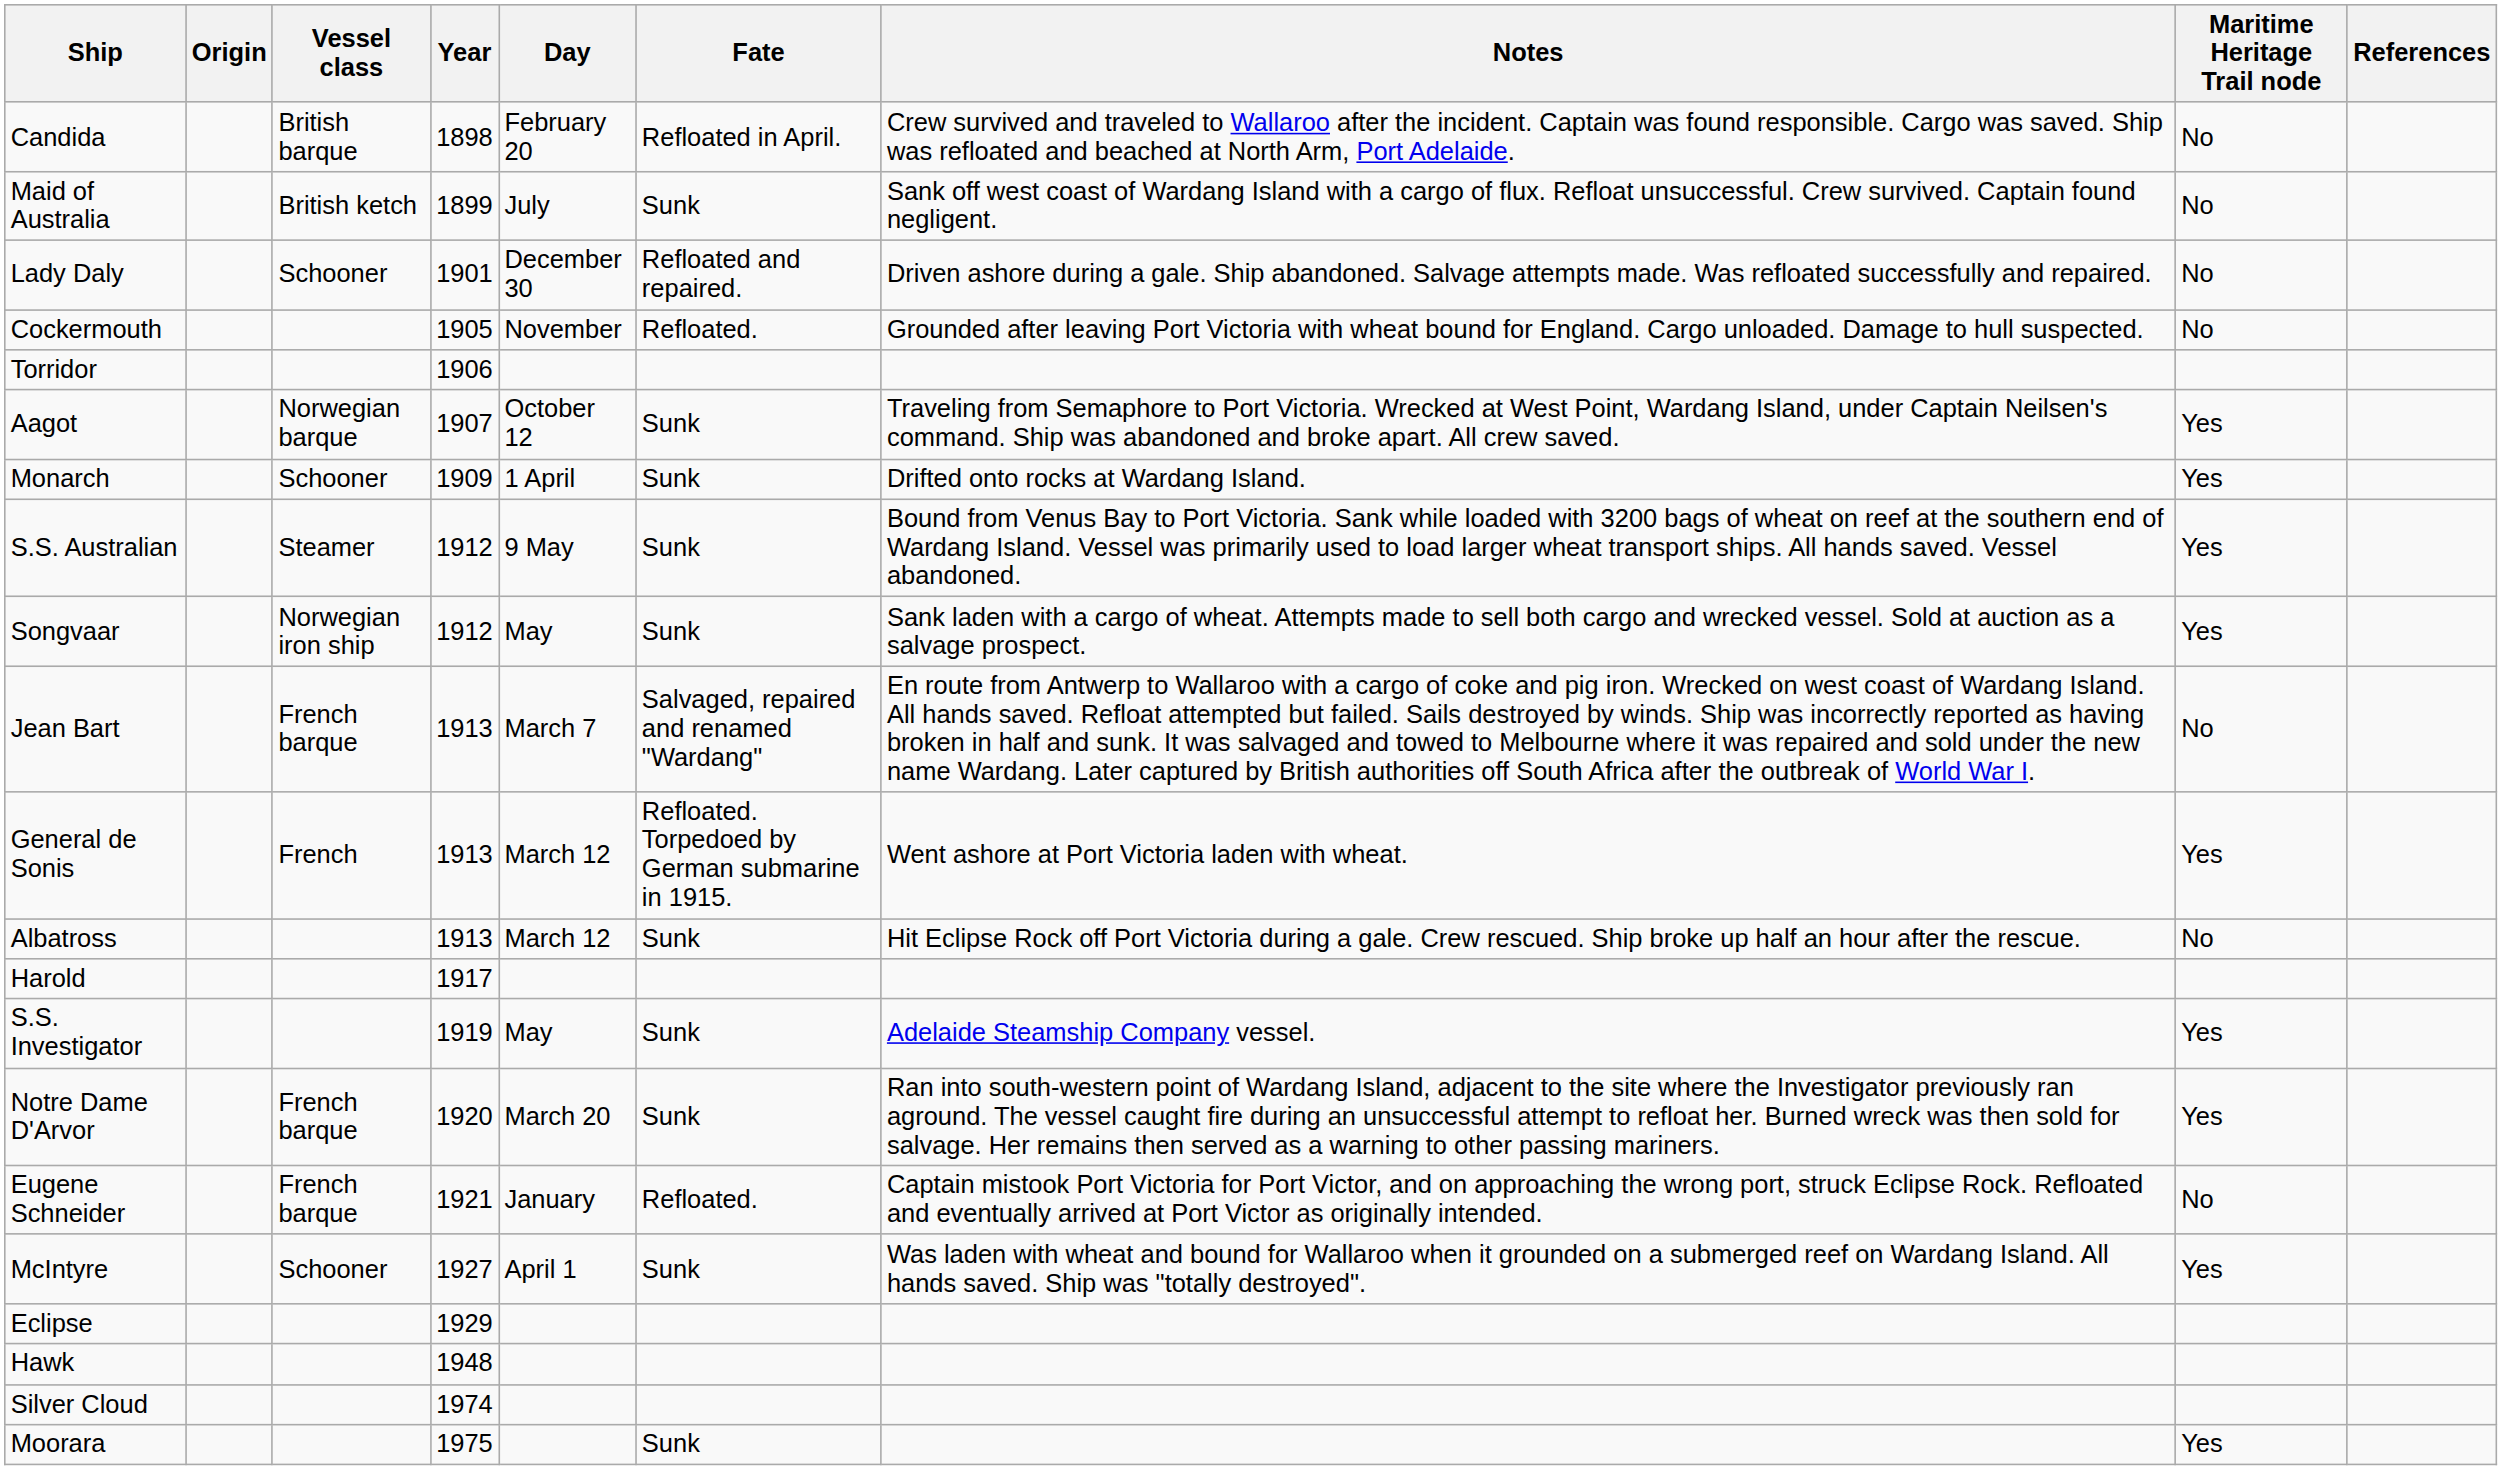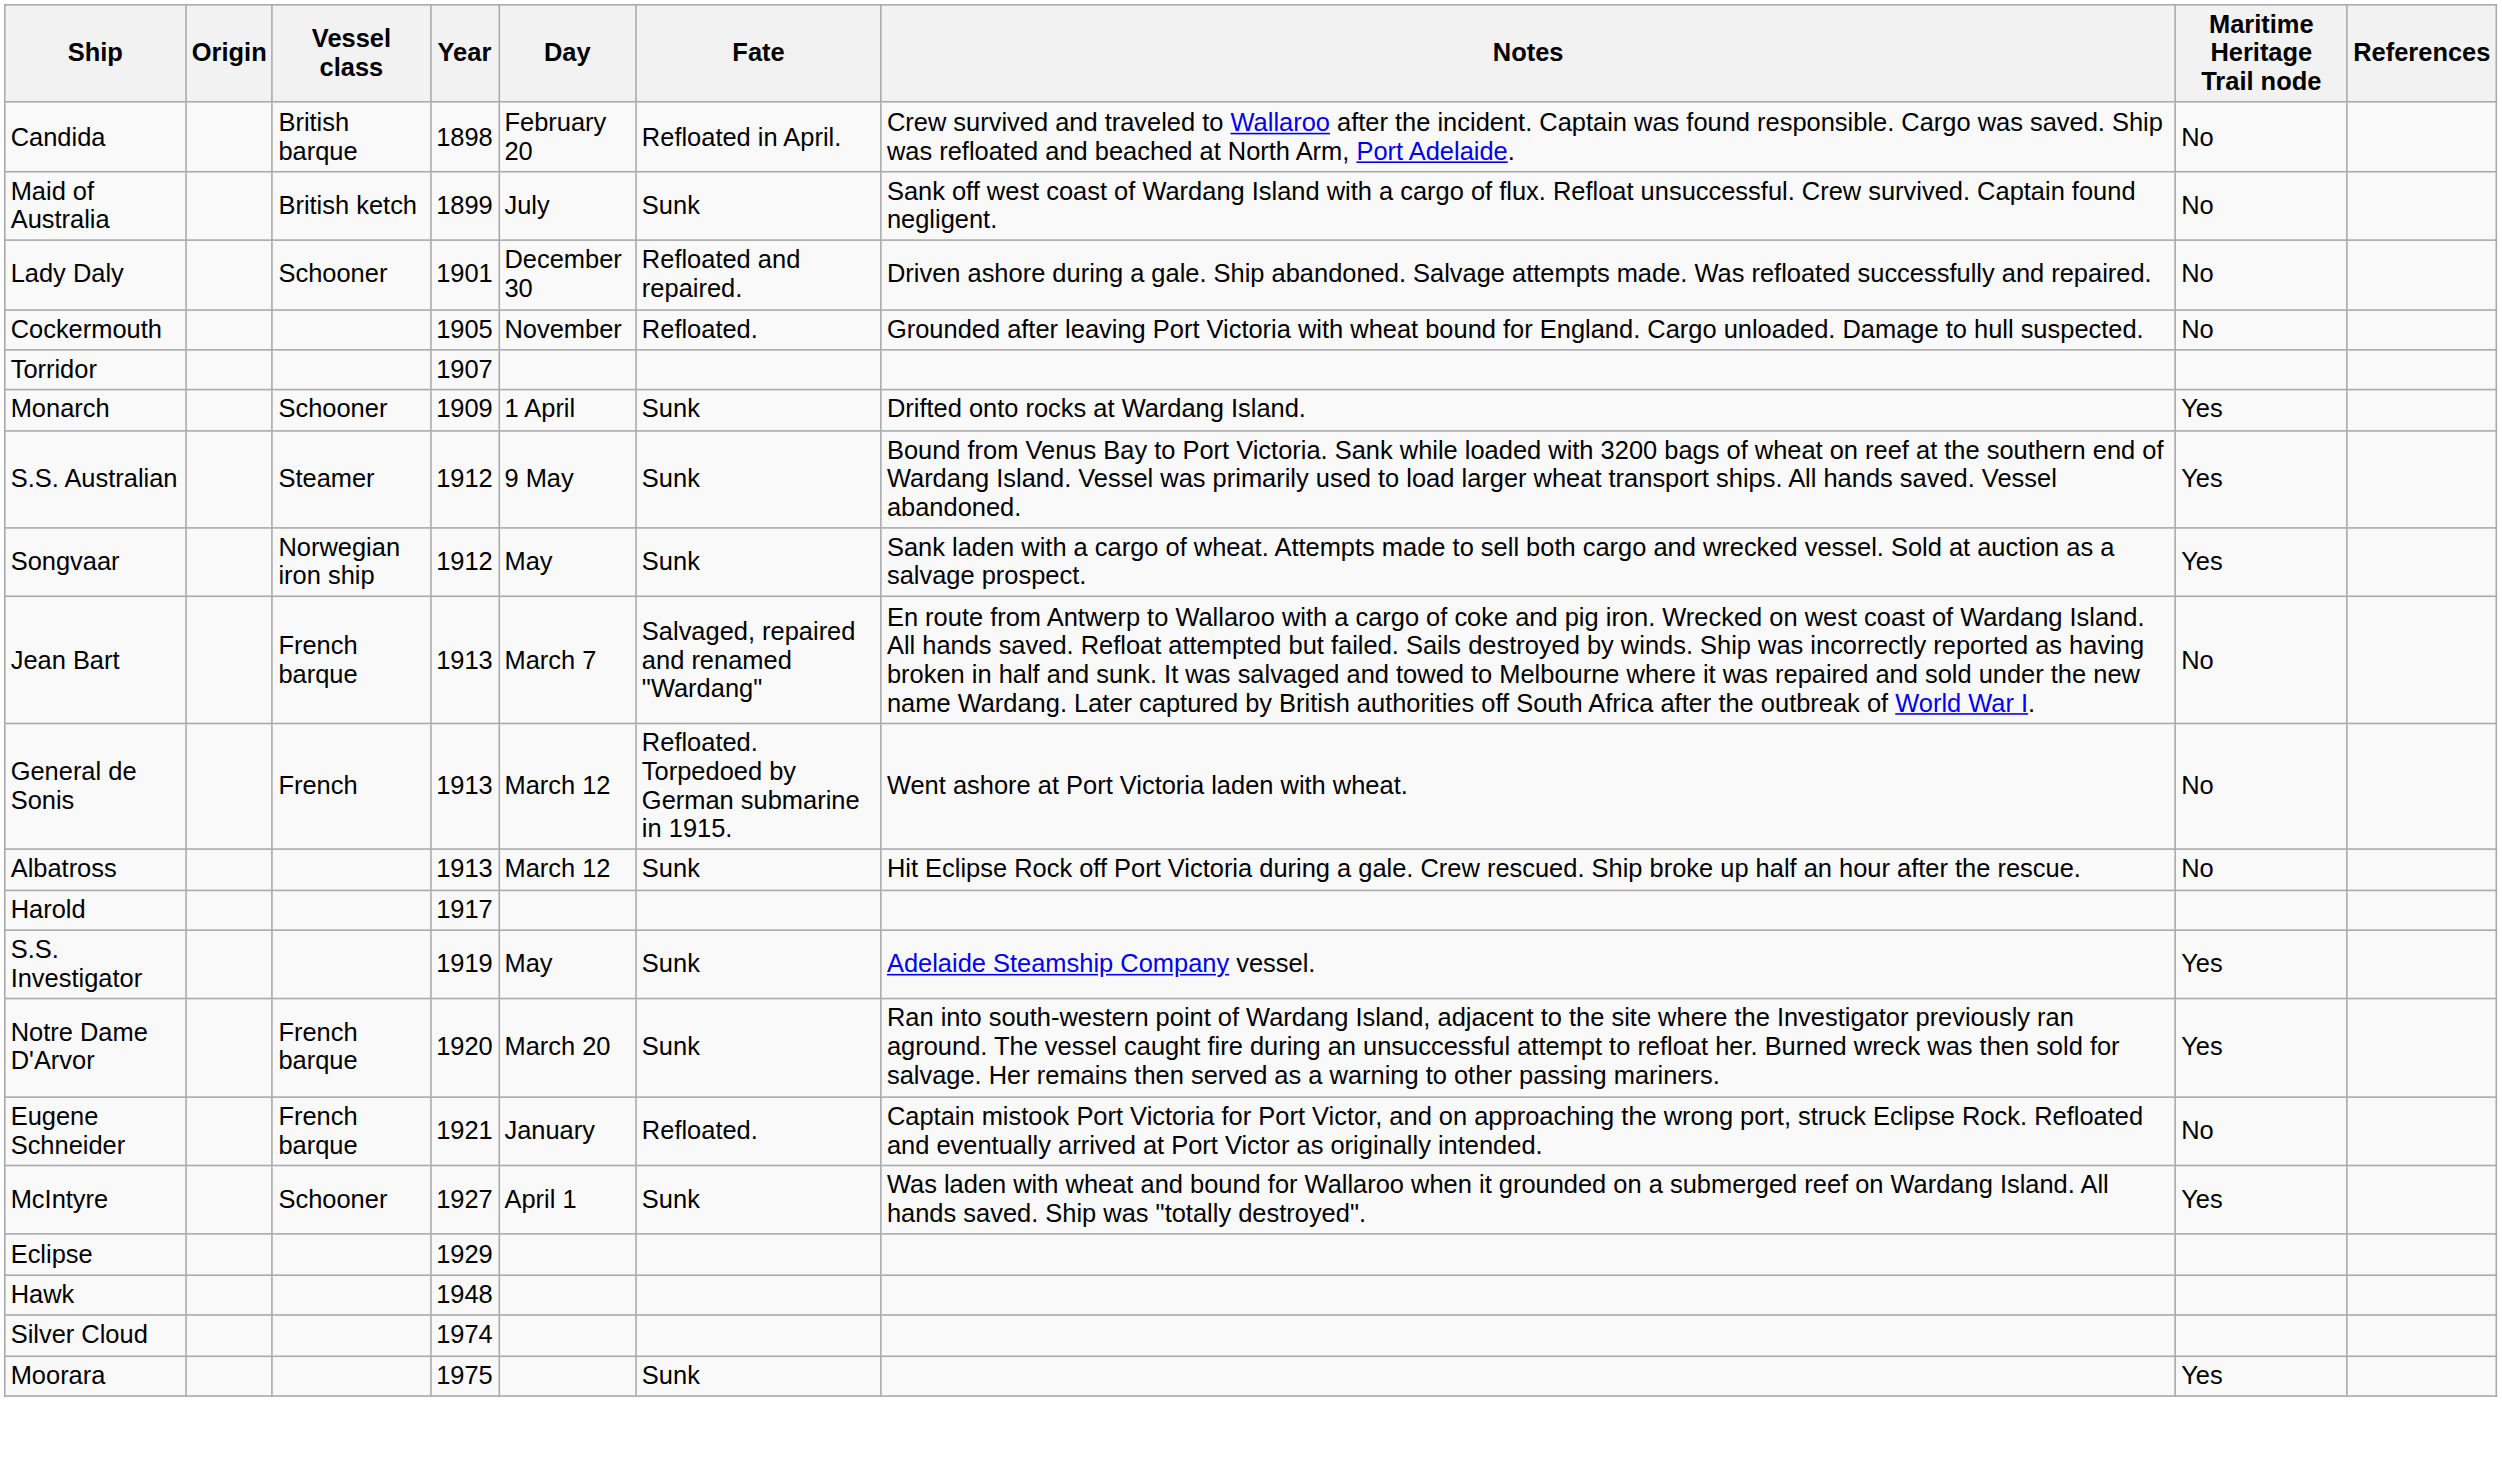(464, 369) 1906 -> (464, 369) 1907
- row: (44, 424)
(2202, 854) Yes -> (2197, 785) No
